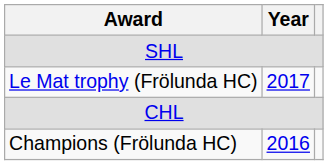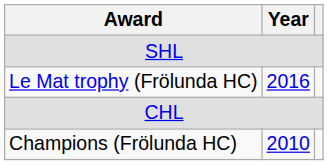(288, 81) 2017 -> (288, 81) 2016
(288, 143) 2016 -> (288, 143) 2010
